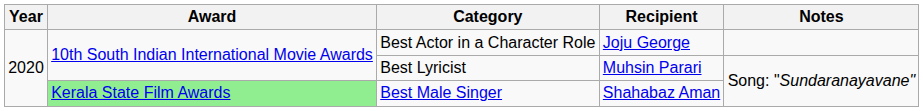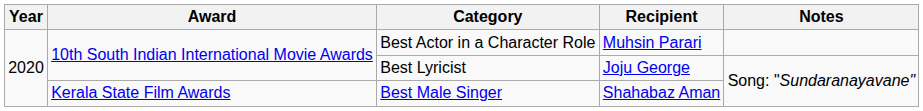(646, 42) Joju George -> (652, 42) Muhsin Parari
(652, 67) Muhsin Parari -> (646, 67) Joju George
(141, 93) lightgreen background -> (141, 93) no background
